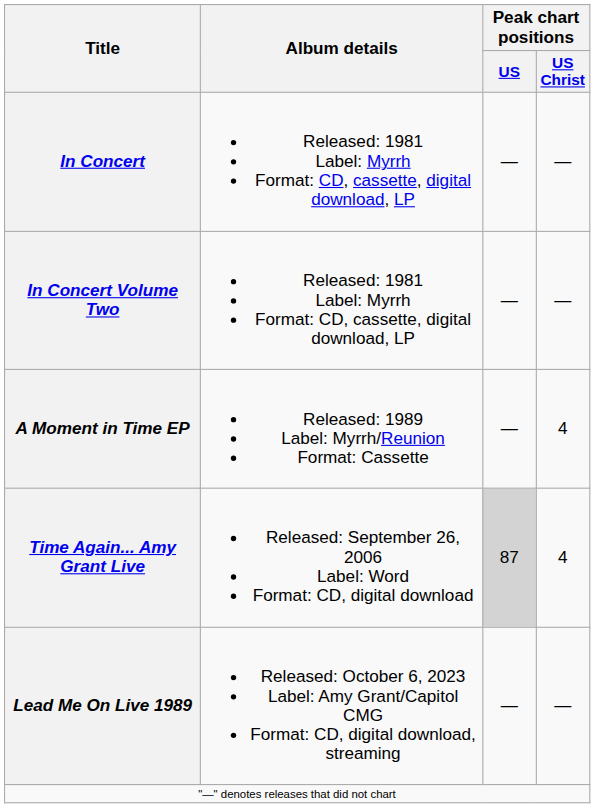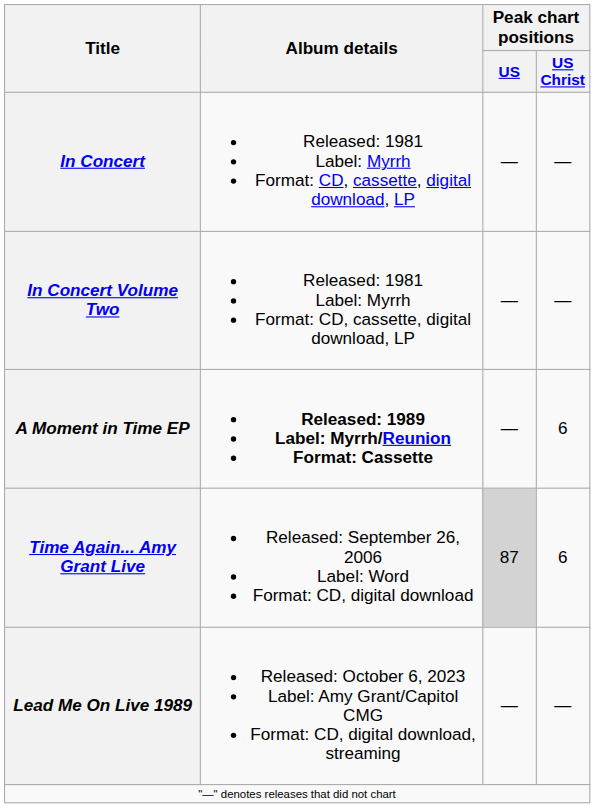(342, 438) normal -> (342, 438) bold
(563, 428) 4 -> (563, 428) 6
(563, 557) 4 -> (563, 557) 6
